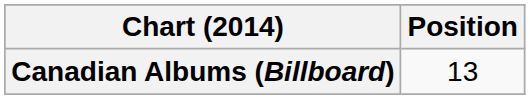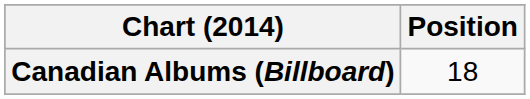(463, 71) 13 -> (463, 71) 18
